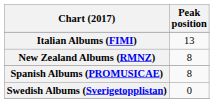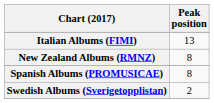(189, 90) 0 -> (189, 90) 2
